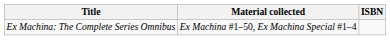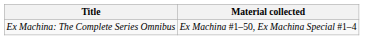- column: (372, 12)
